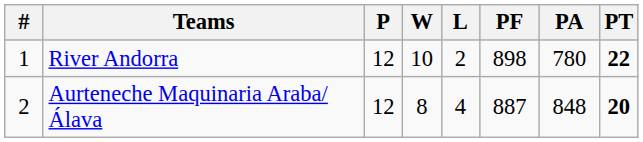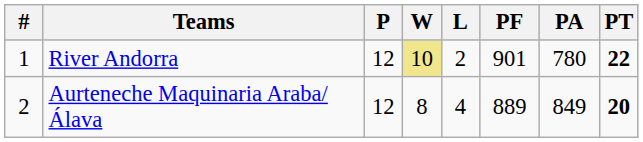(422, 58) no background -> (422, 58) khaki background
(510, 58) 898 -> (510, 58) 901
(510, 106) 887 -> (510, 106) 889
(569, 106) 848 -> (569, 106) 849
